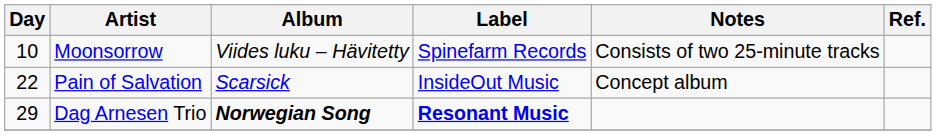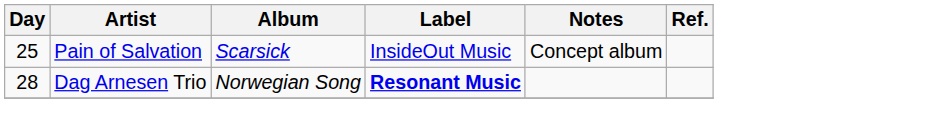- row: (108, 51)
(27, 82) 22 -> (27, 51) 25
(27, 113) 29 -> (27, 82) 28
(293, 113) bold -> (288, 82) normal
